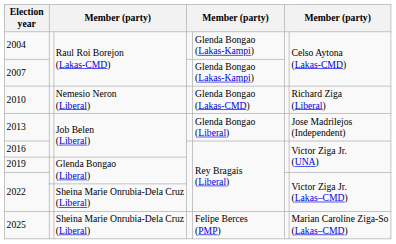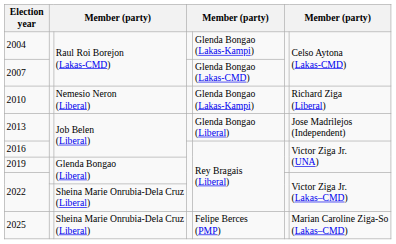(225, 73) Glenda Bongao (Lakas-Kampi) -> (225, 73) Glenda Bongao (Lakas-CMD)
(225, 100) Glenda Bongao (Lakas-CMD) -> (225, 100) Glenda Bongao (Lakas-Kampi)
